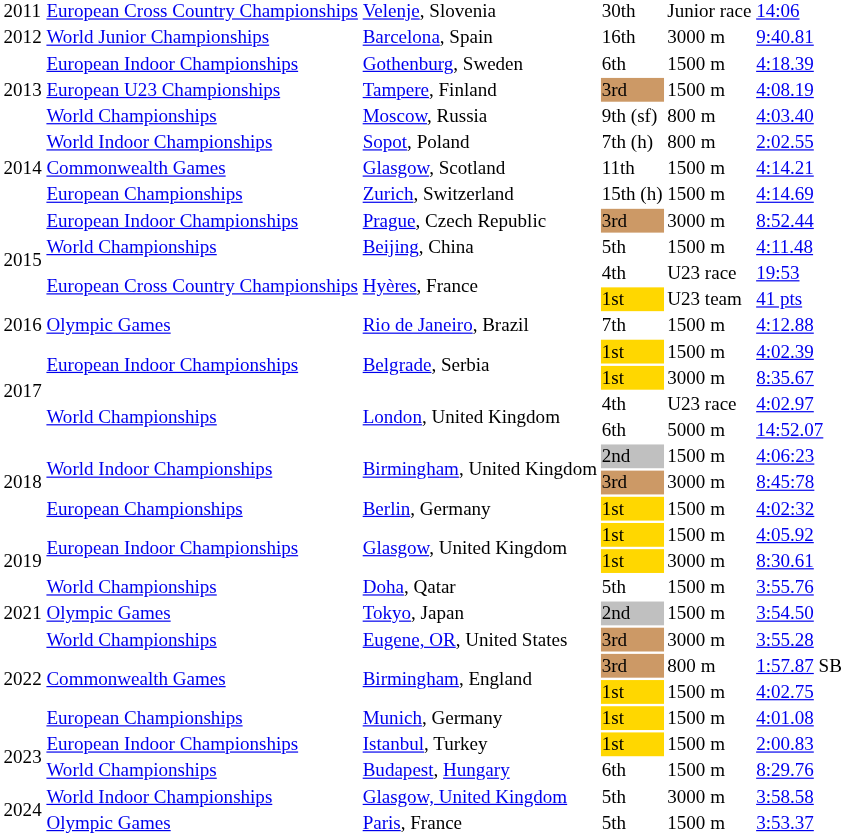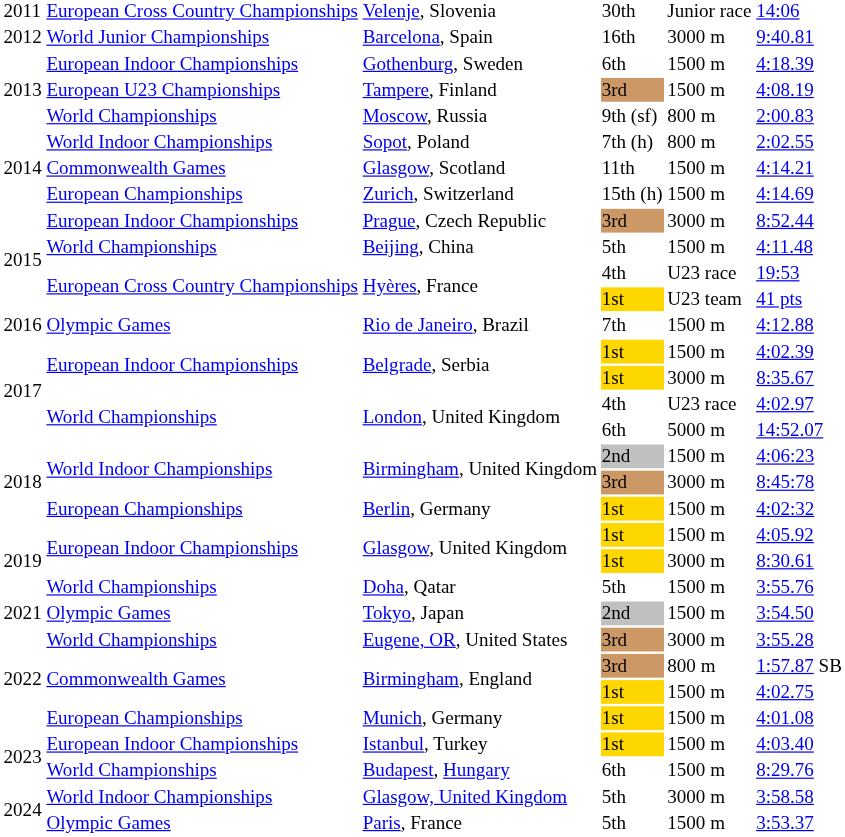(785, 115) 4:03.40 -> (785, 115) 2:00.83
(785, 744) 2:00.83 -> (785, 744) 4:03.40
